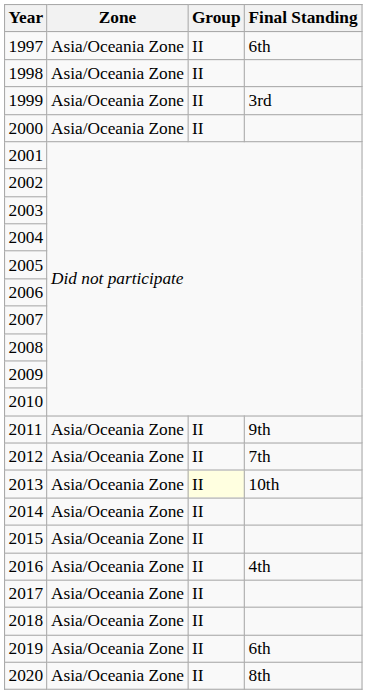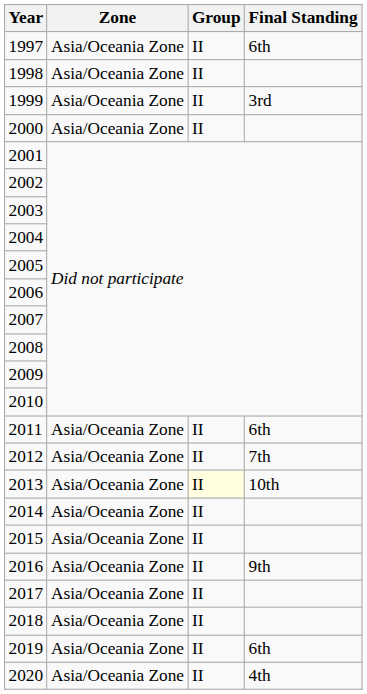(260, 429) 9th -> (260, 429) 6th
(260, 566) 4th -> (260, 566) 9th
(260, 675) 8th -> (260, 675) 4th
